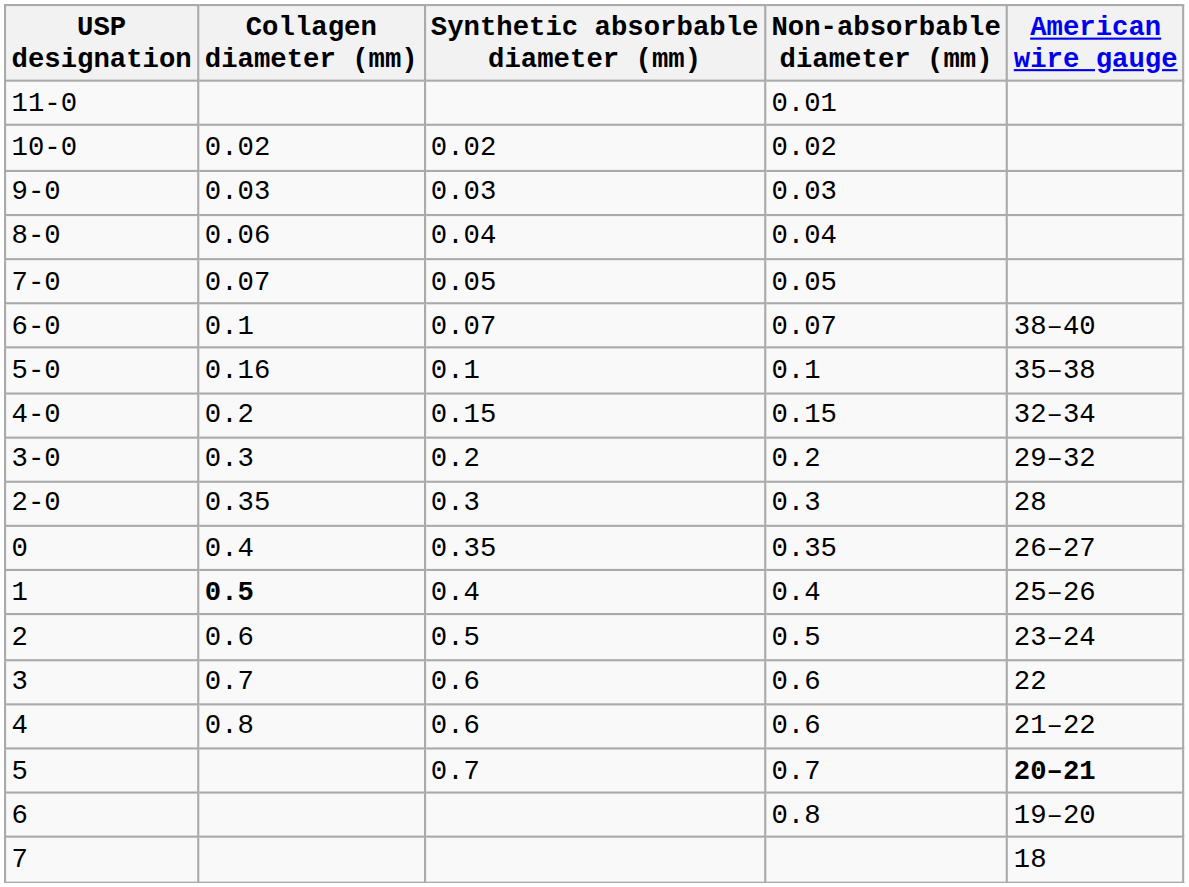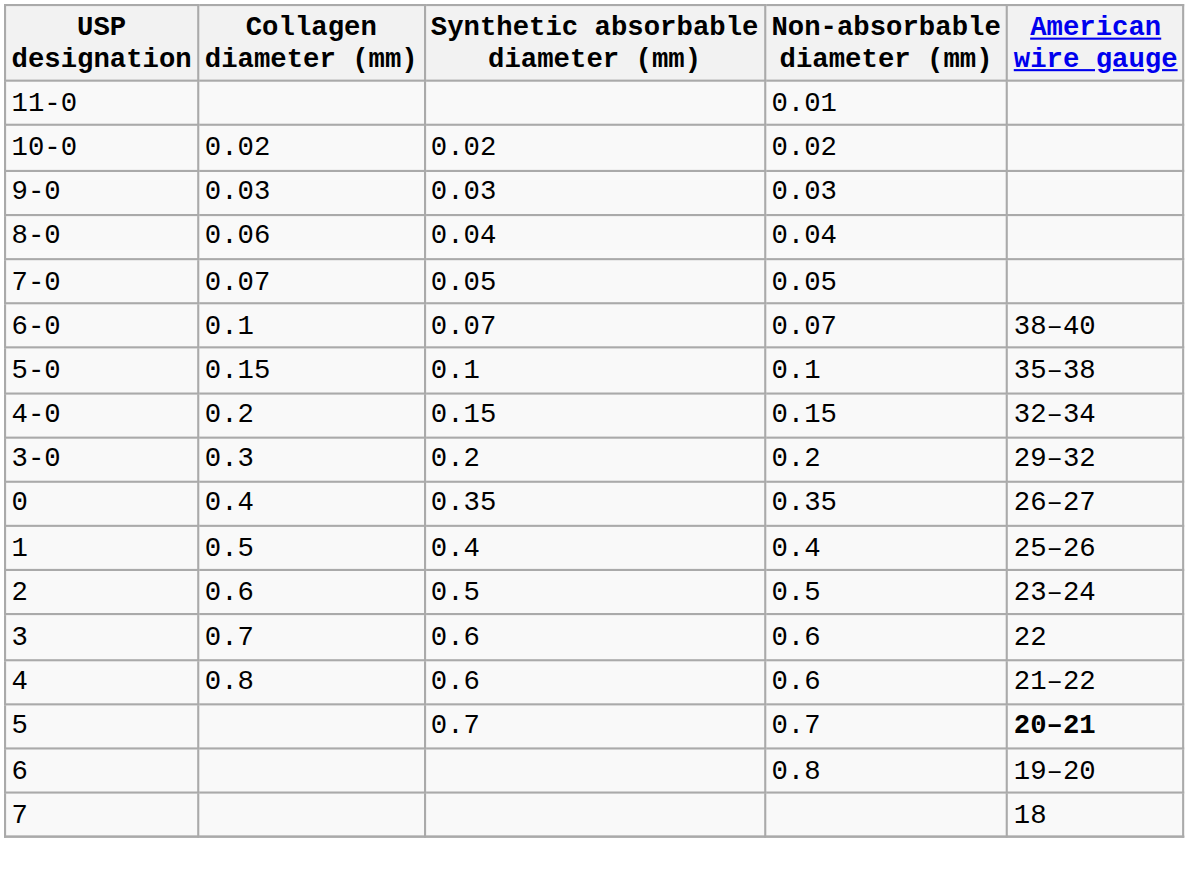(238, 370) 0.16 -> (238, 370) 0.15
- row: (36, 504)
(229, 593) bold -> (229, 548) normal
